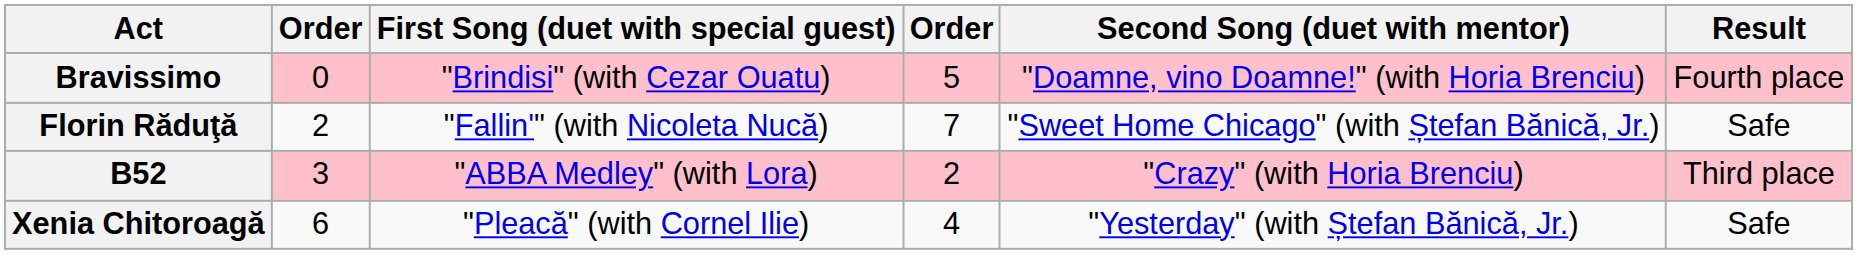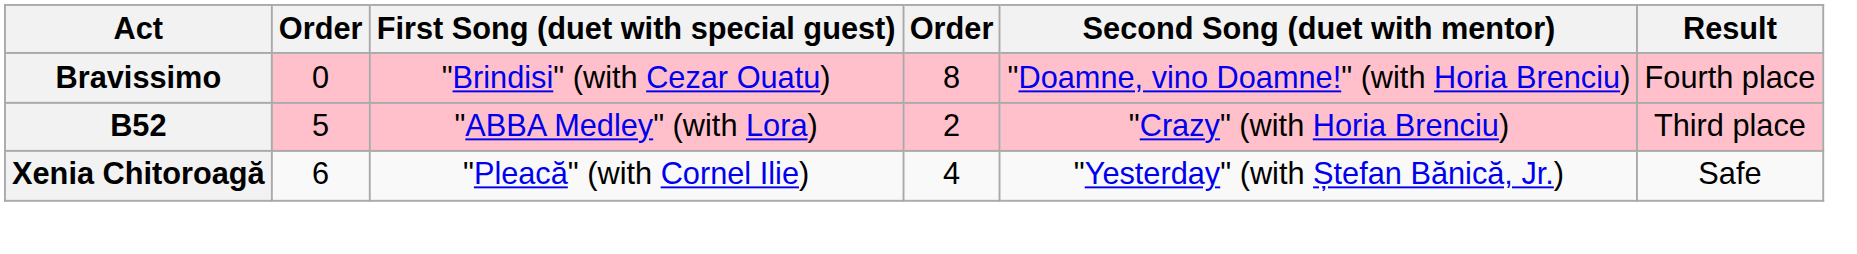(952, 77) 5 -> (952, 77) 8
- row: (138, 126)
(321, 175) 3 -> (321, 126) 5
